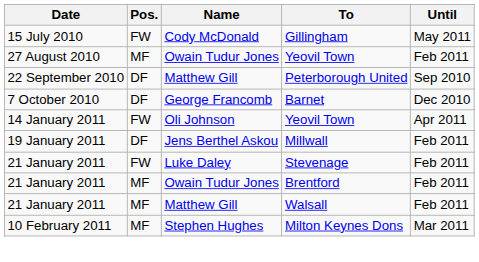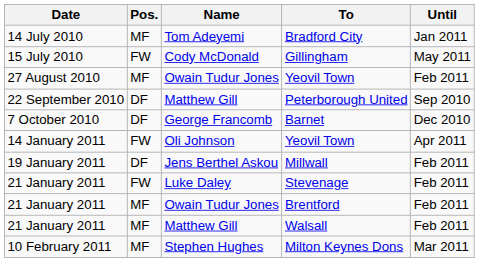+ row: (45, 36)
